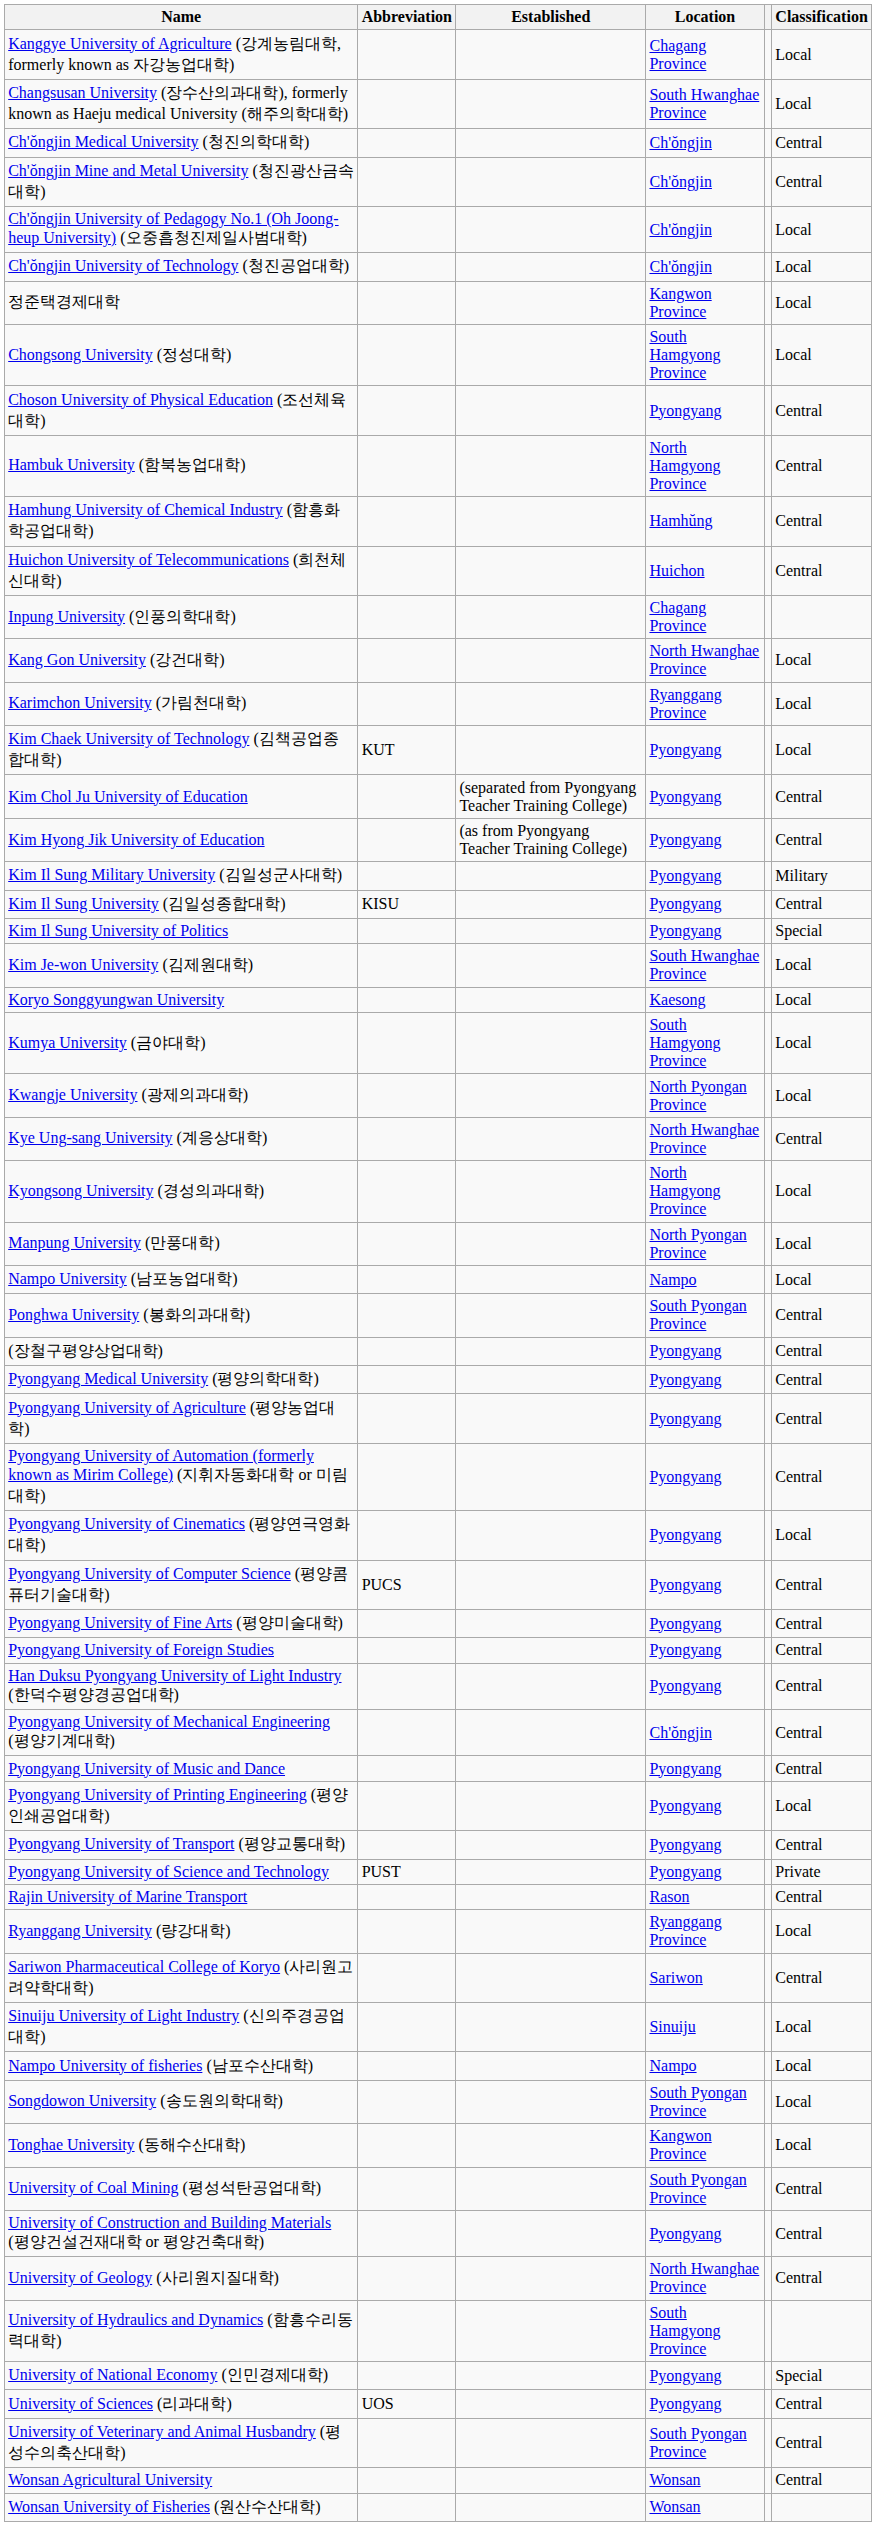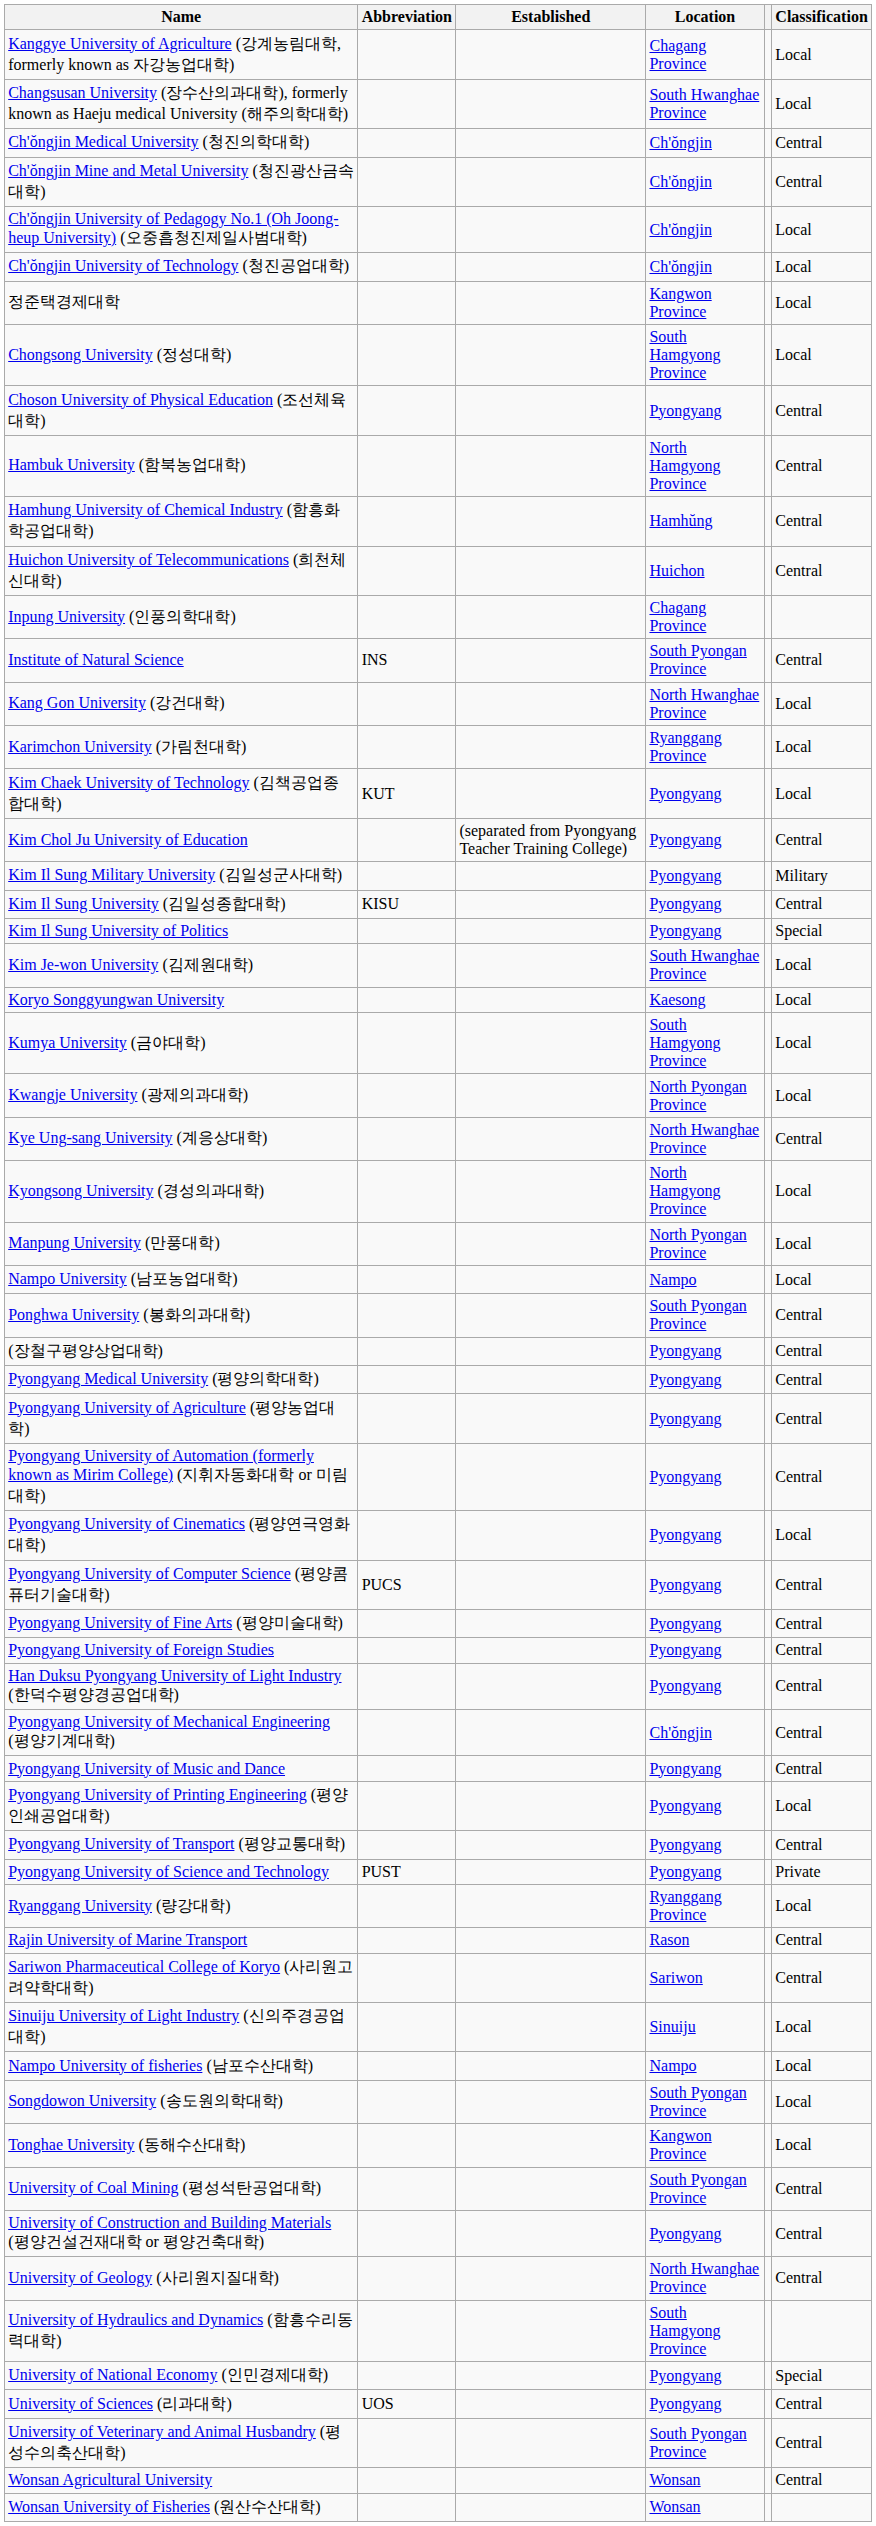+ row: (96, 660)
- row: (136, 839)
rows swapped: (128, 1897) <-> (119, 1930)
